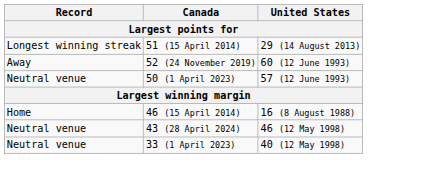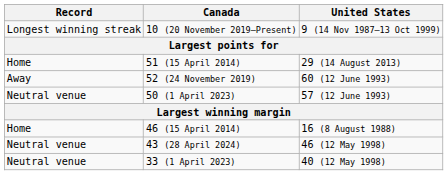+ row: (221, 29)
(74, 46) Longest winning streak -> (19, 62) Home
